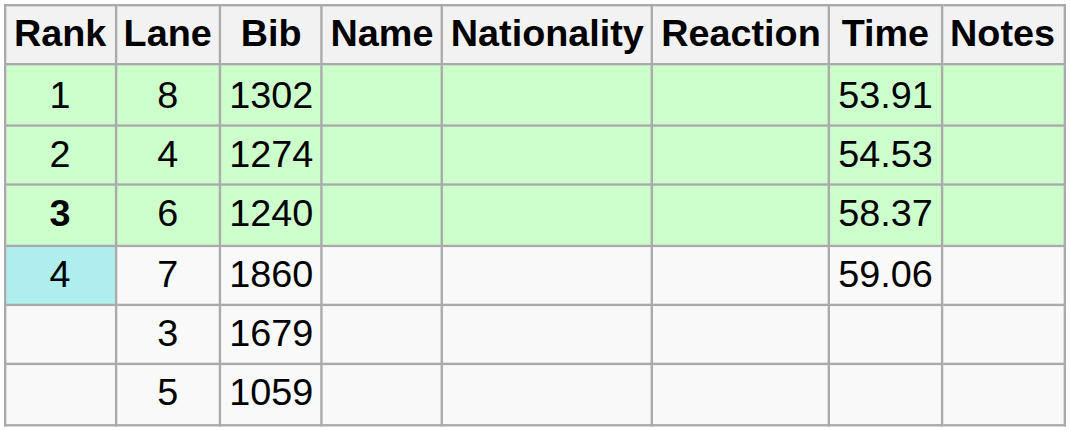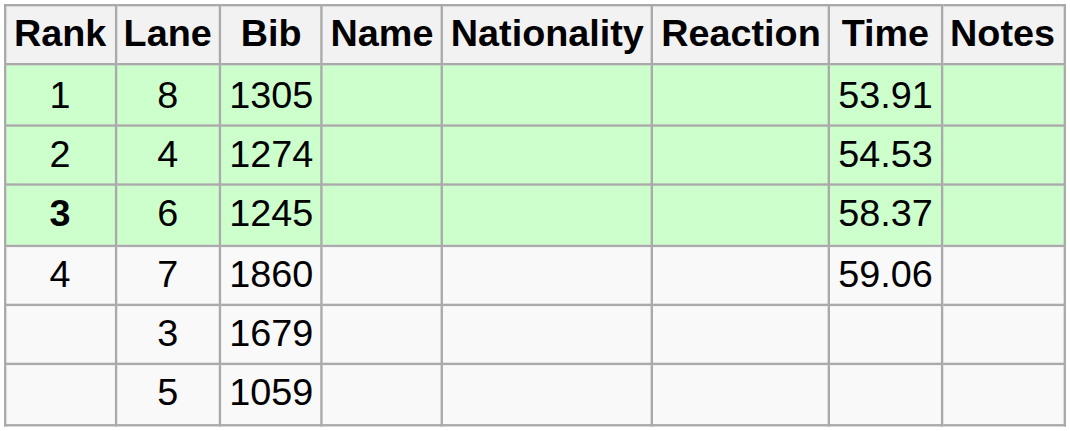(271, 94) 1302 -> (271, 94) 1305
(271, 214) 1240 -> (271, 214) 1245
(60, 273) paleturquoise background -> (60, 273) no background
